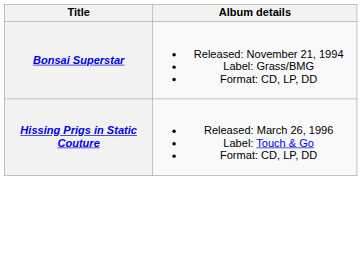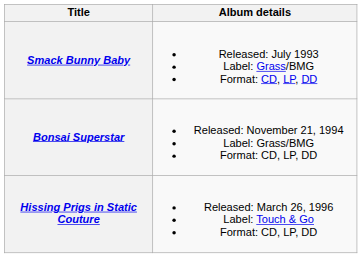+ row: (79, 60)
